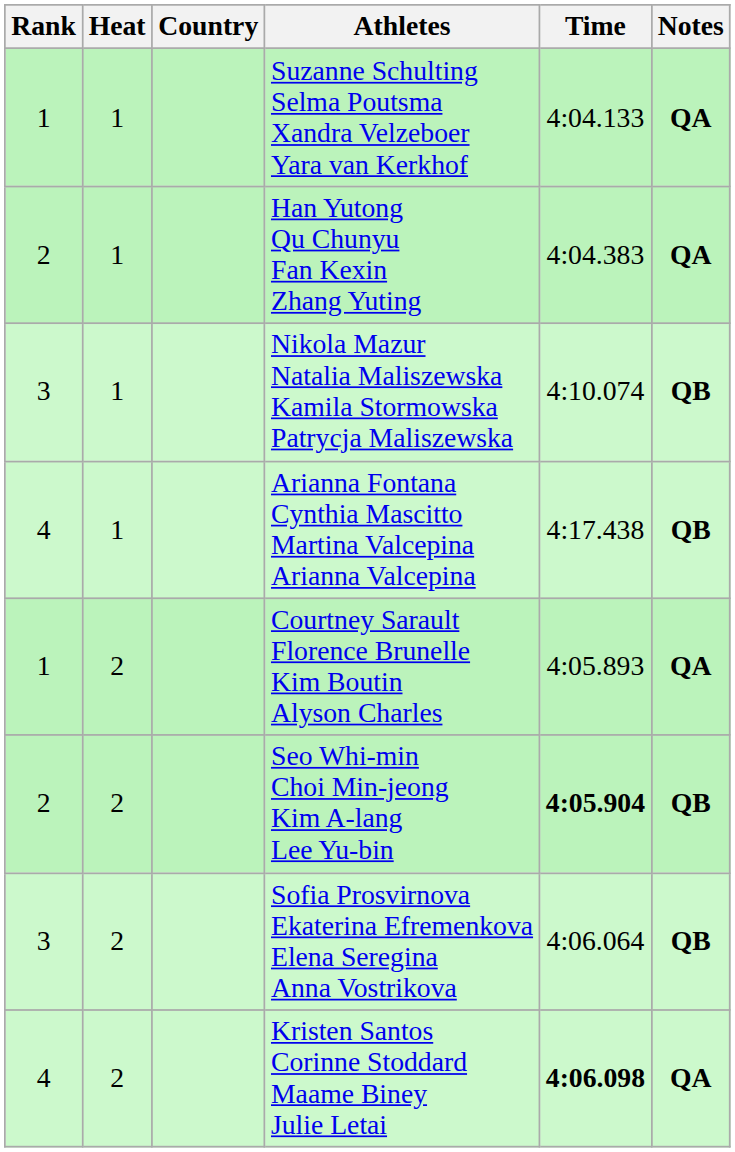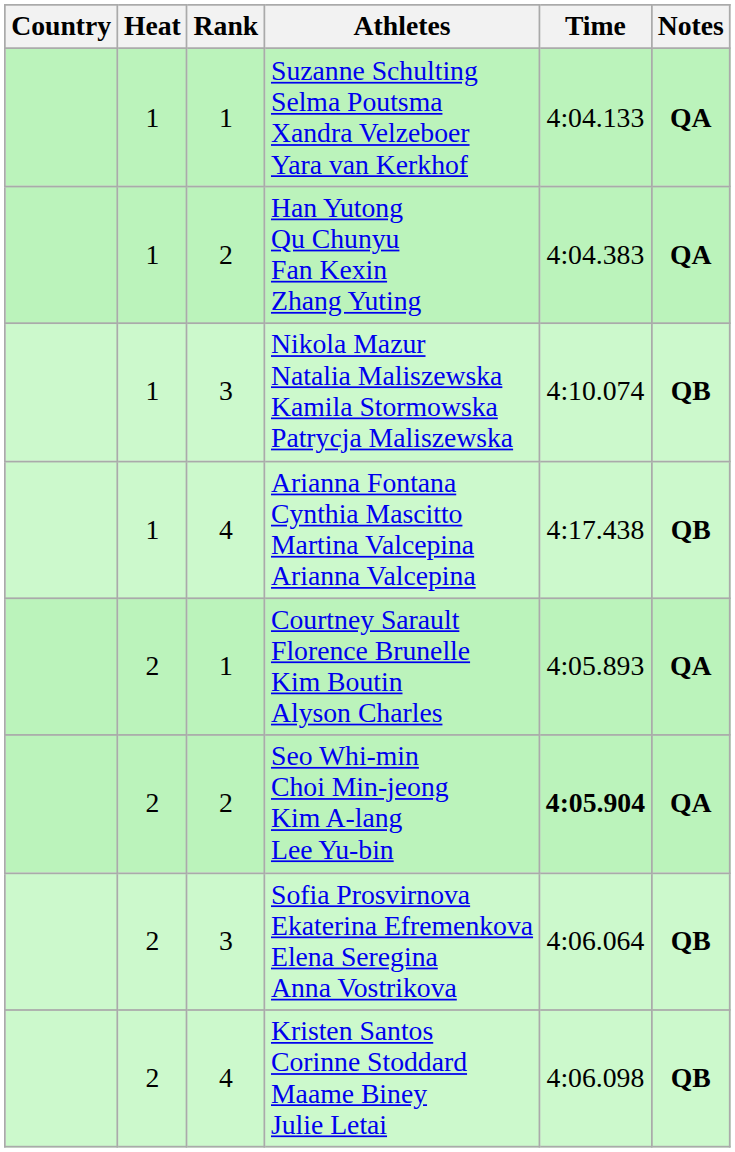columns swapped: (44, 26) <-> (208, 26)
(691, 803) QB -> (691, 803) QA
(595, 1078) bold -> (595, 1078) normal
(691, 1078) QA -> (691, 1078) QB
